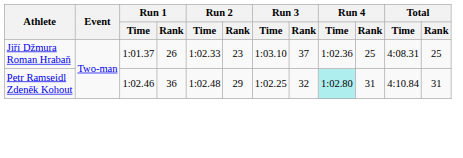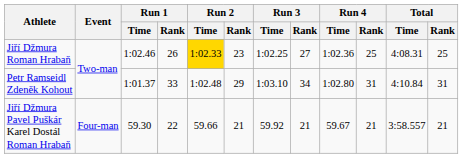(138, 54) 1:01.37 -> (139, 54) 1:02.46
(205, 54) no background -> (206, 54) gold background
(271, 54) 1:03.10 -> (272, 54) 1:02.25
(304, 54) 37 -> (305, 54) 27
(138, 84) 1:02.46 -> (139, 84) 1:01.37
(171, 84) 36 -> (173, 84) 33
(271, 84) 1:02.25 -> (272, 84) 1:03.10
(304, 84) 32 -> (305, 84) 34
(337, 84) paleturquoise background -> (338, 84) no background
+ row: (39, 126)
